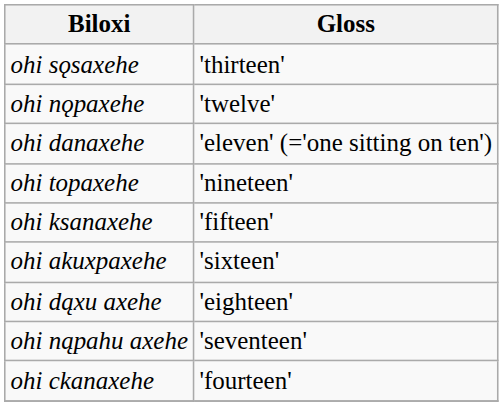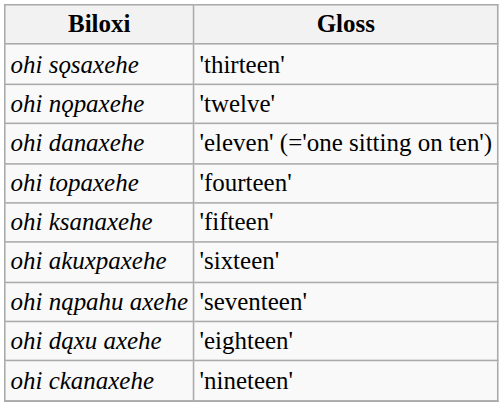(246, 182) 'nineteen' -> (246, 182) 'fourteen'
rows swapped: (99, 340) <-> (86, 301)
(246, 380) 'fourteen' -> (246, 380) 'nineteen'
